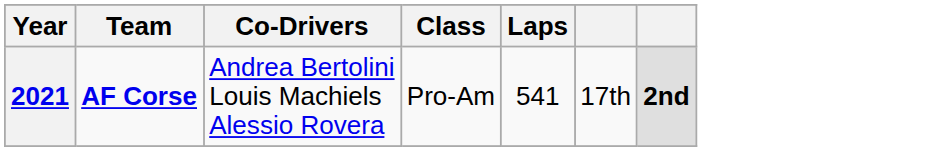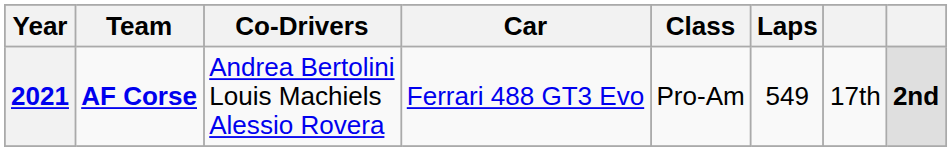+ column: (525, 26)
(538, 96) 541 -> (787, 96) 549
